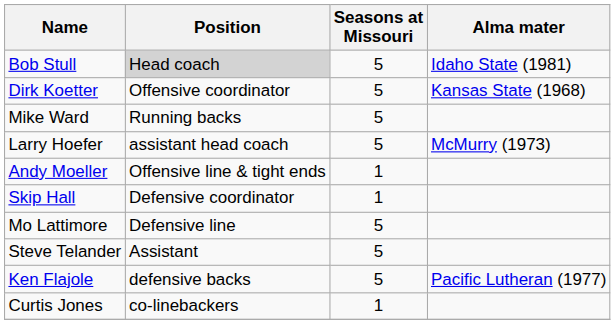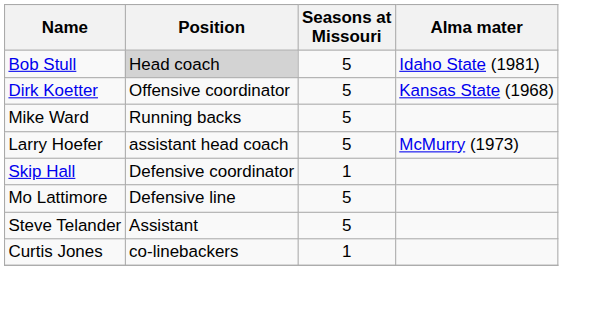- row: (58, 171)
- row: (51, 279)
